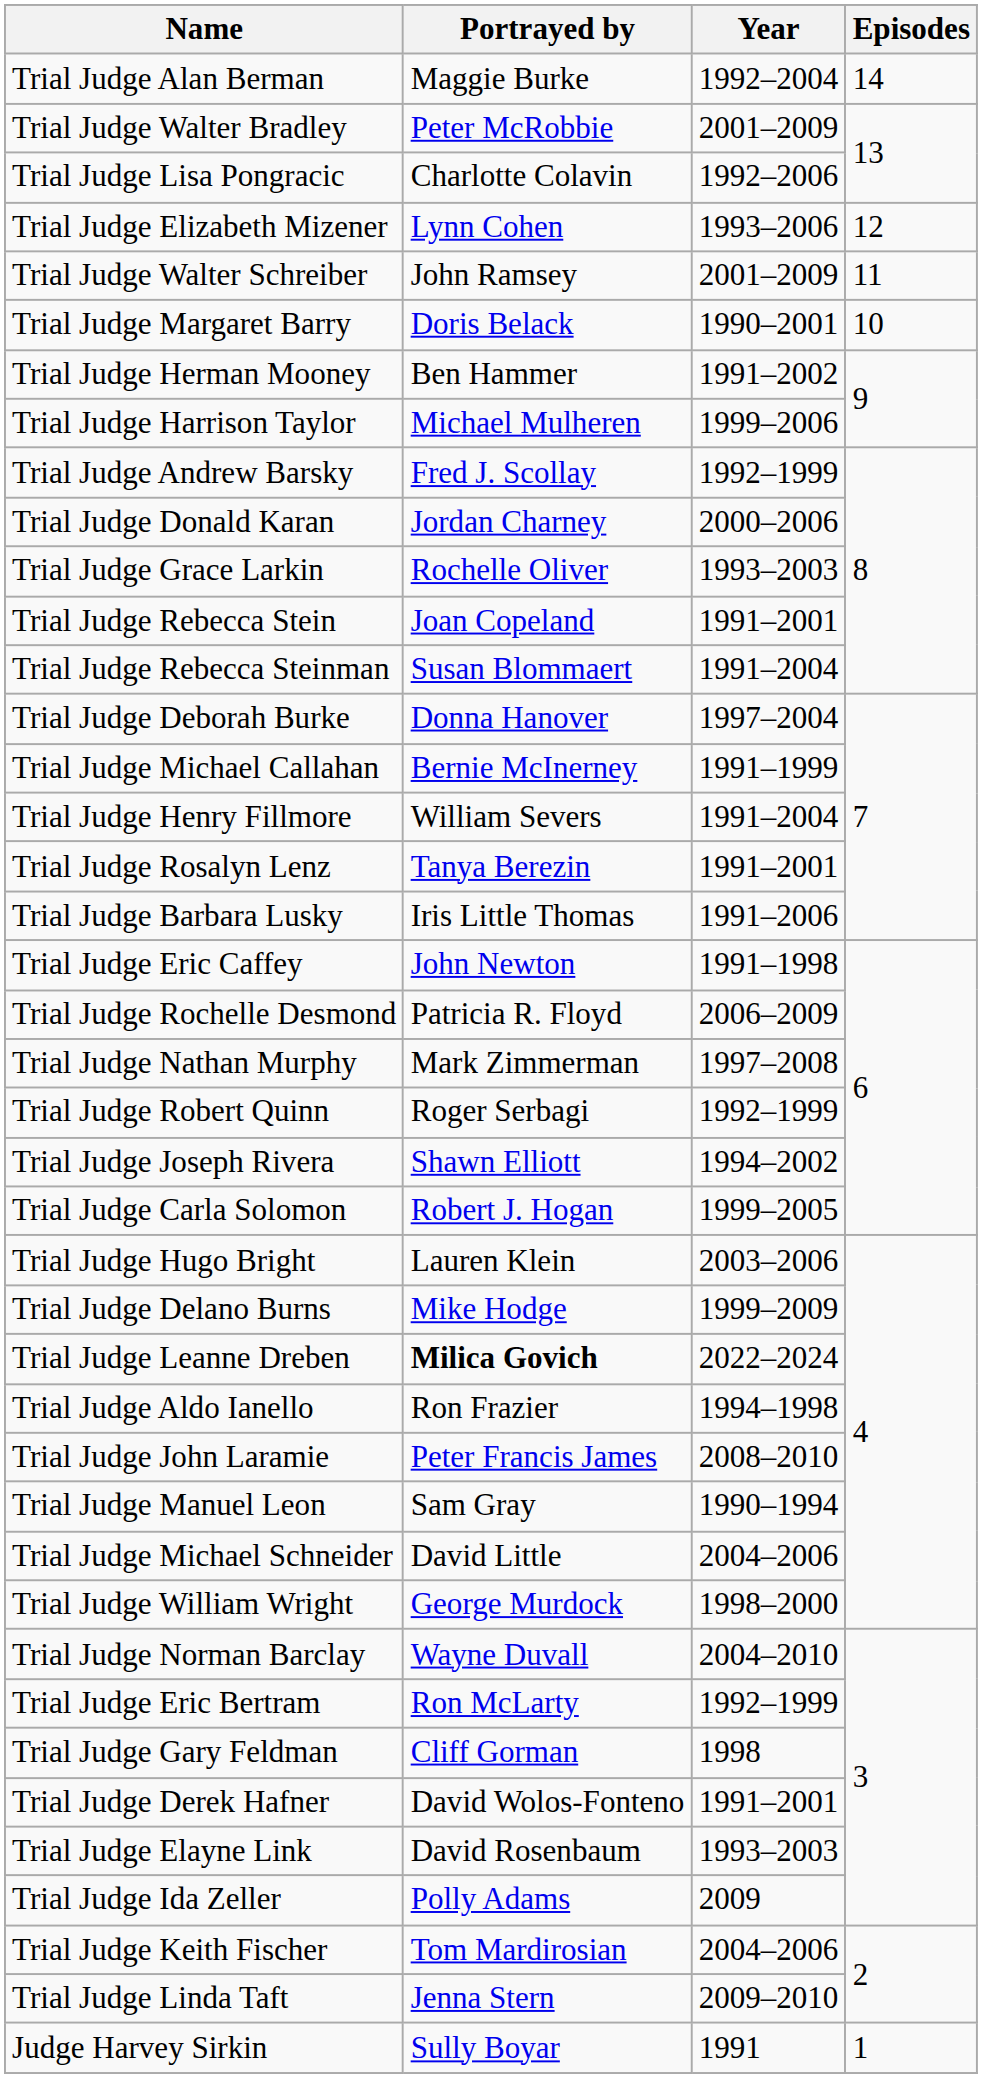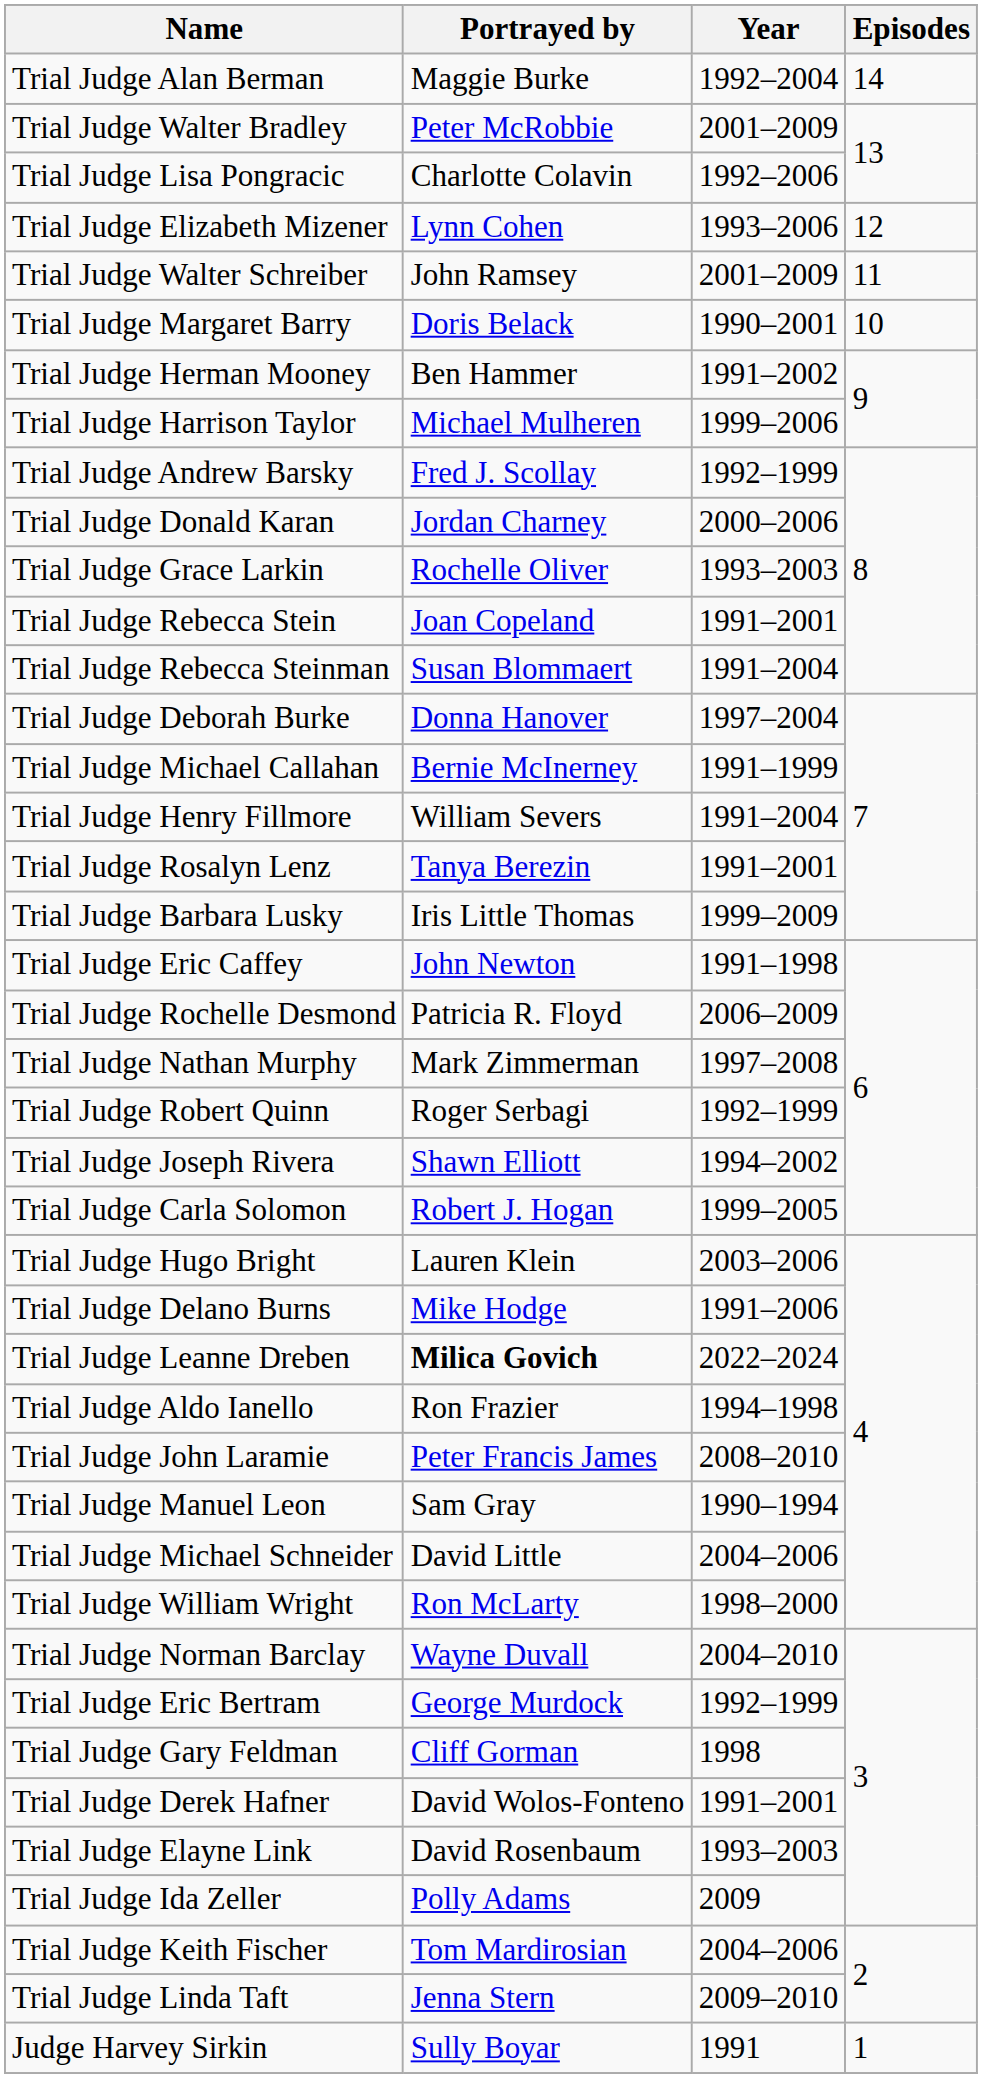(769, 915) 1991–2006 -> (769, 915) 1999–2009
(769, 1309) 1999–2009 -> (769, 1309) 1991–2006
(517, 1604) George Murdock -> (495, 1604) Ron McLarty
(495, 1702) Ron McLarty -> (517, 1702) George Murdock
